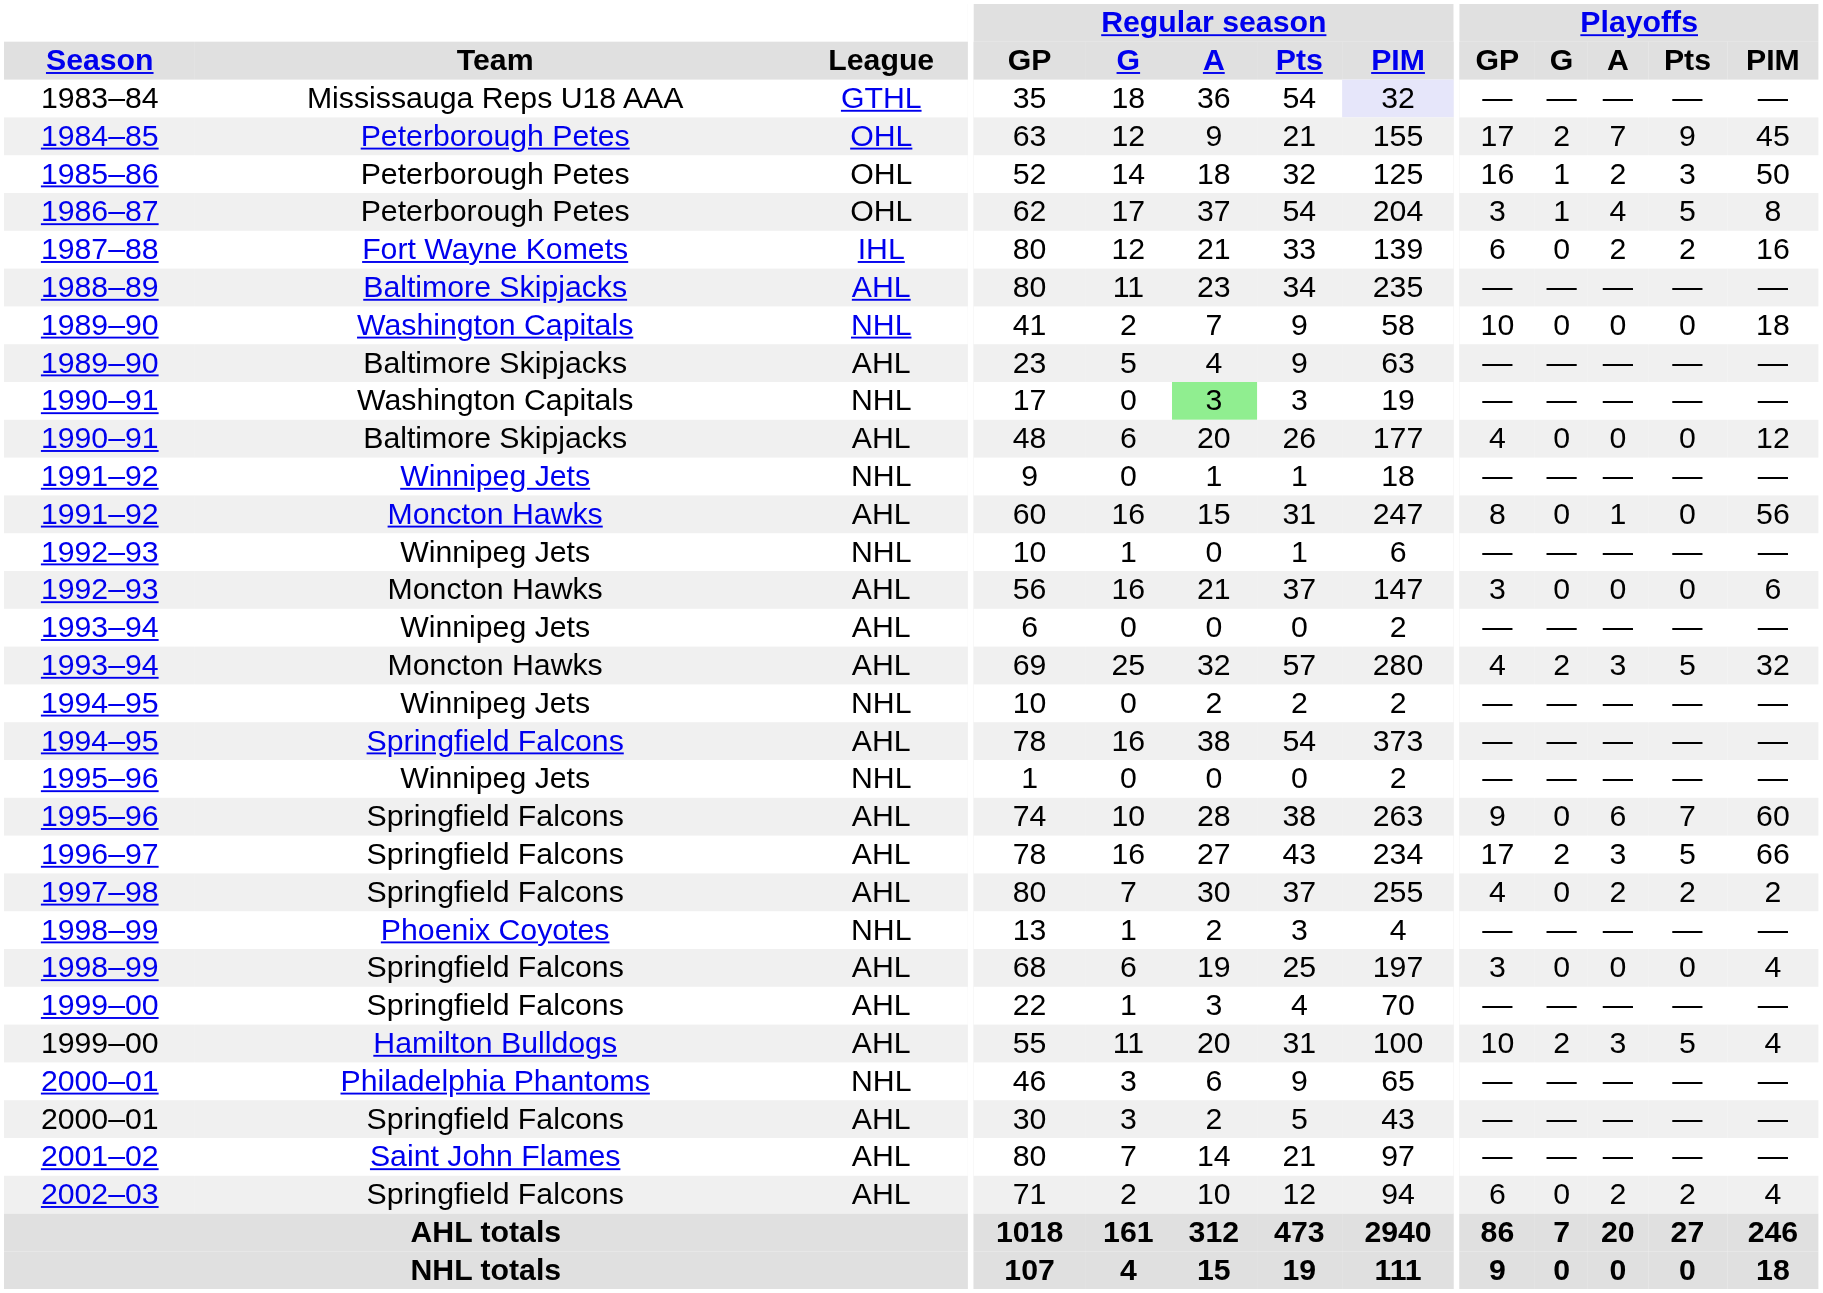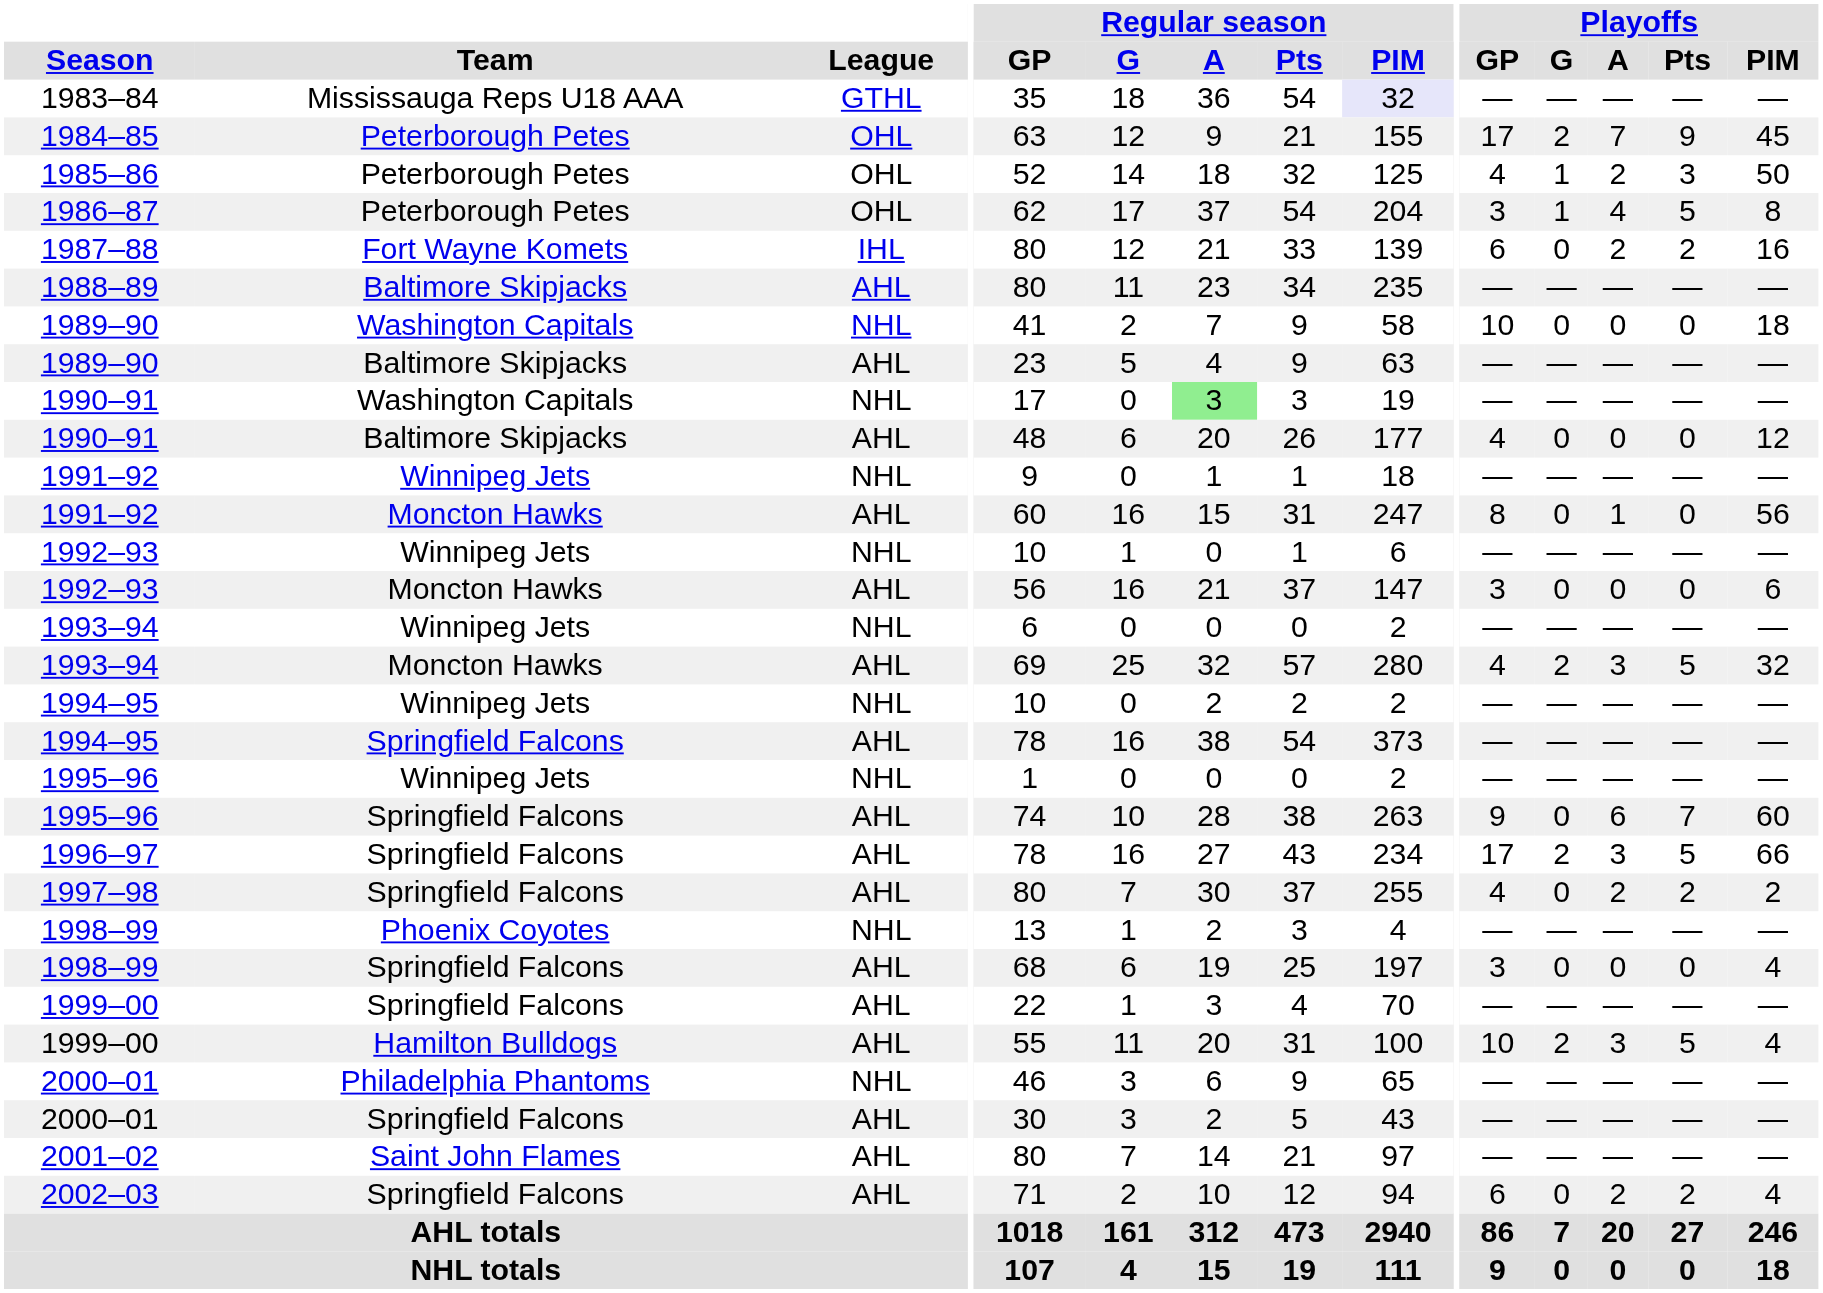(1497, 173) 16 -> (1497, 173) 4
(881, 627) AHL -> (881, 627) NHL
